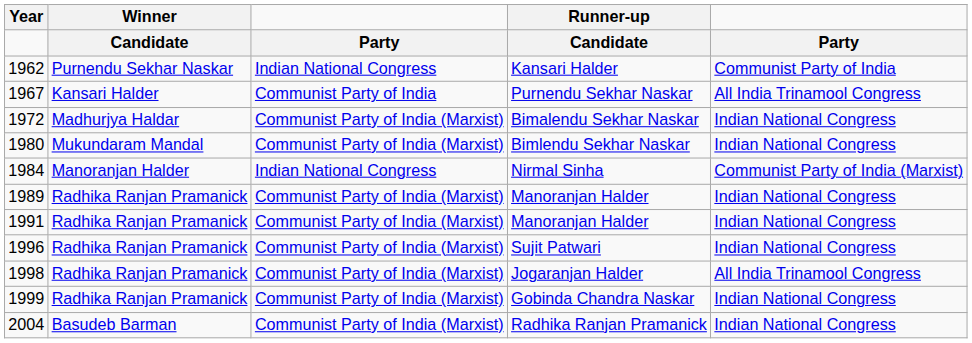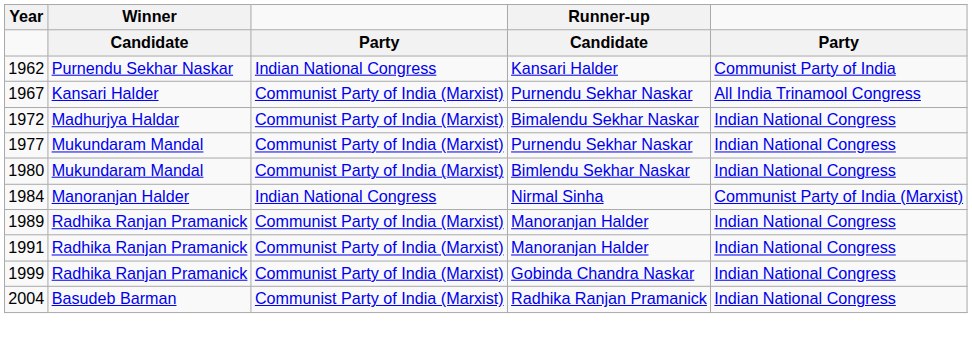(346, 94) Communist Party of India -> (379, 94) Communist Party of India (Marxist)
+ row: (26, 145)
- row: (26, 247)
- row: (26, 273)
